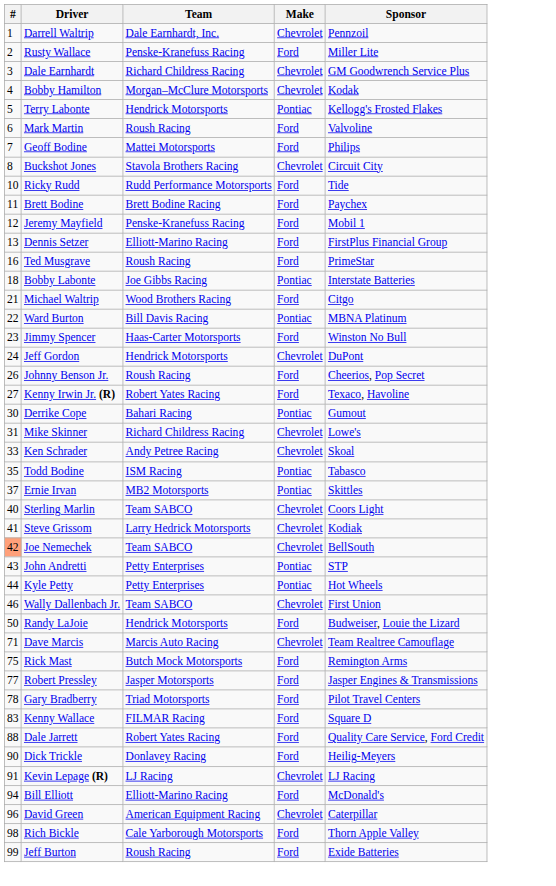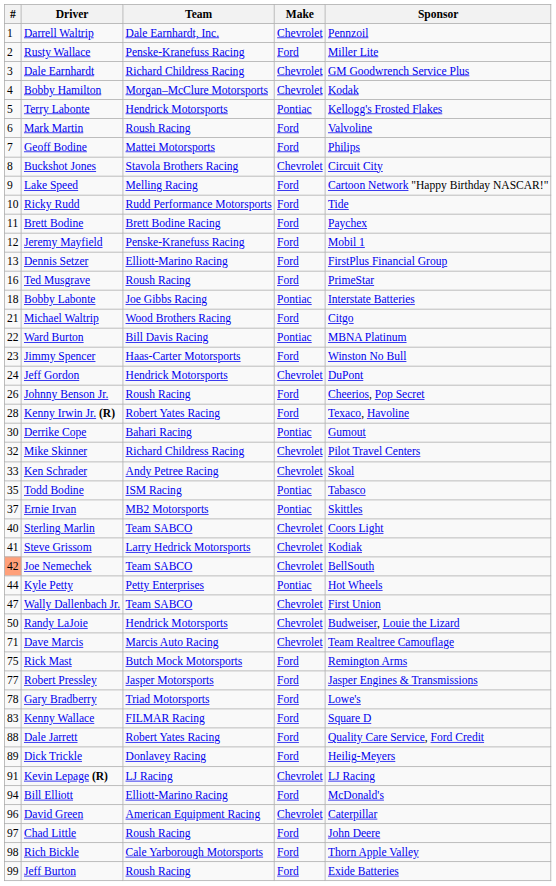+ row: (51, 185)
(13, 395) 27 -> (13, 414) 28
(13, 433) 31 -> (13, 452) 32
(344, 433) Lowe's -> (374, 452) Pilot Travel Centers
- row: (55, 566)
(13, 604) 46 -> (13, 604) 47
(288, 623) Ford -> (300, 623) Chevrolet
(374, 699) Pilot Travel Centers -> (344, 699) Lowe's
(13, 757) 90 -> (13, 757) 89
+ row: (50, 833)
